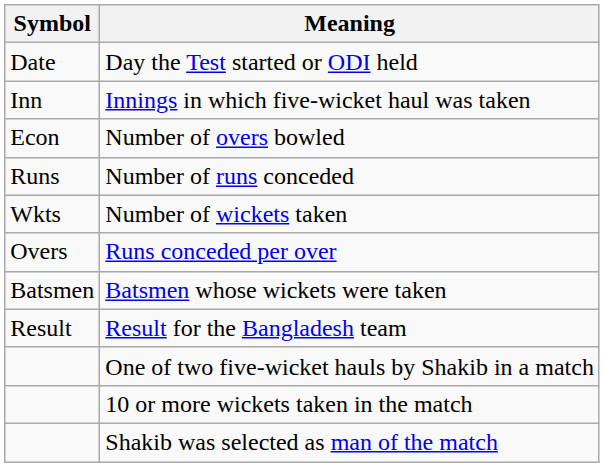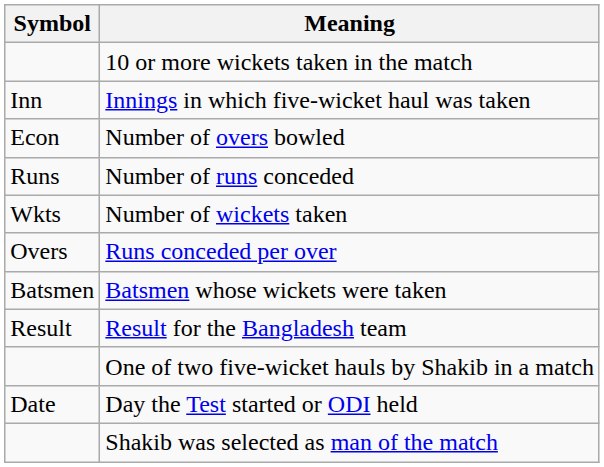rows swapped: (262, 61) <-> (289, 404)
